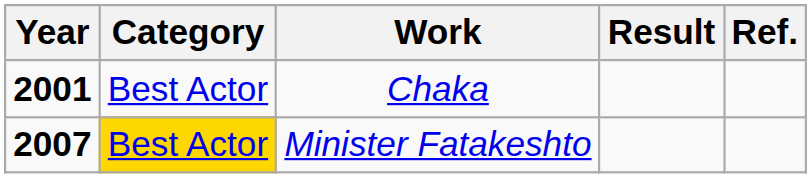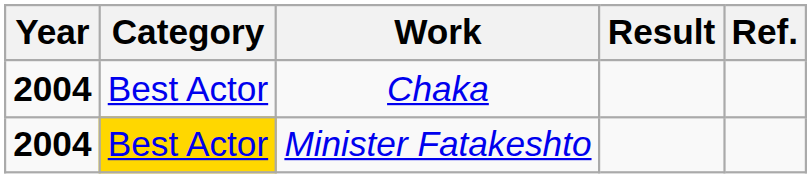(52, 88) 2001 -> (52, 88) 2004
(52, 144) 2007 -> (52, 144) 2004
